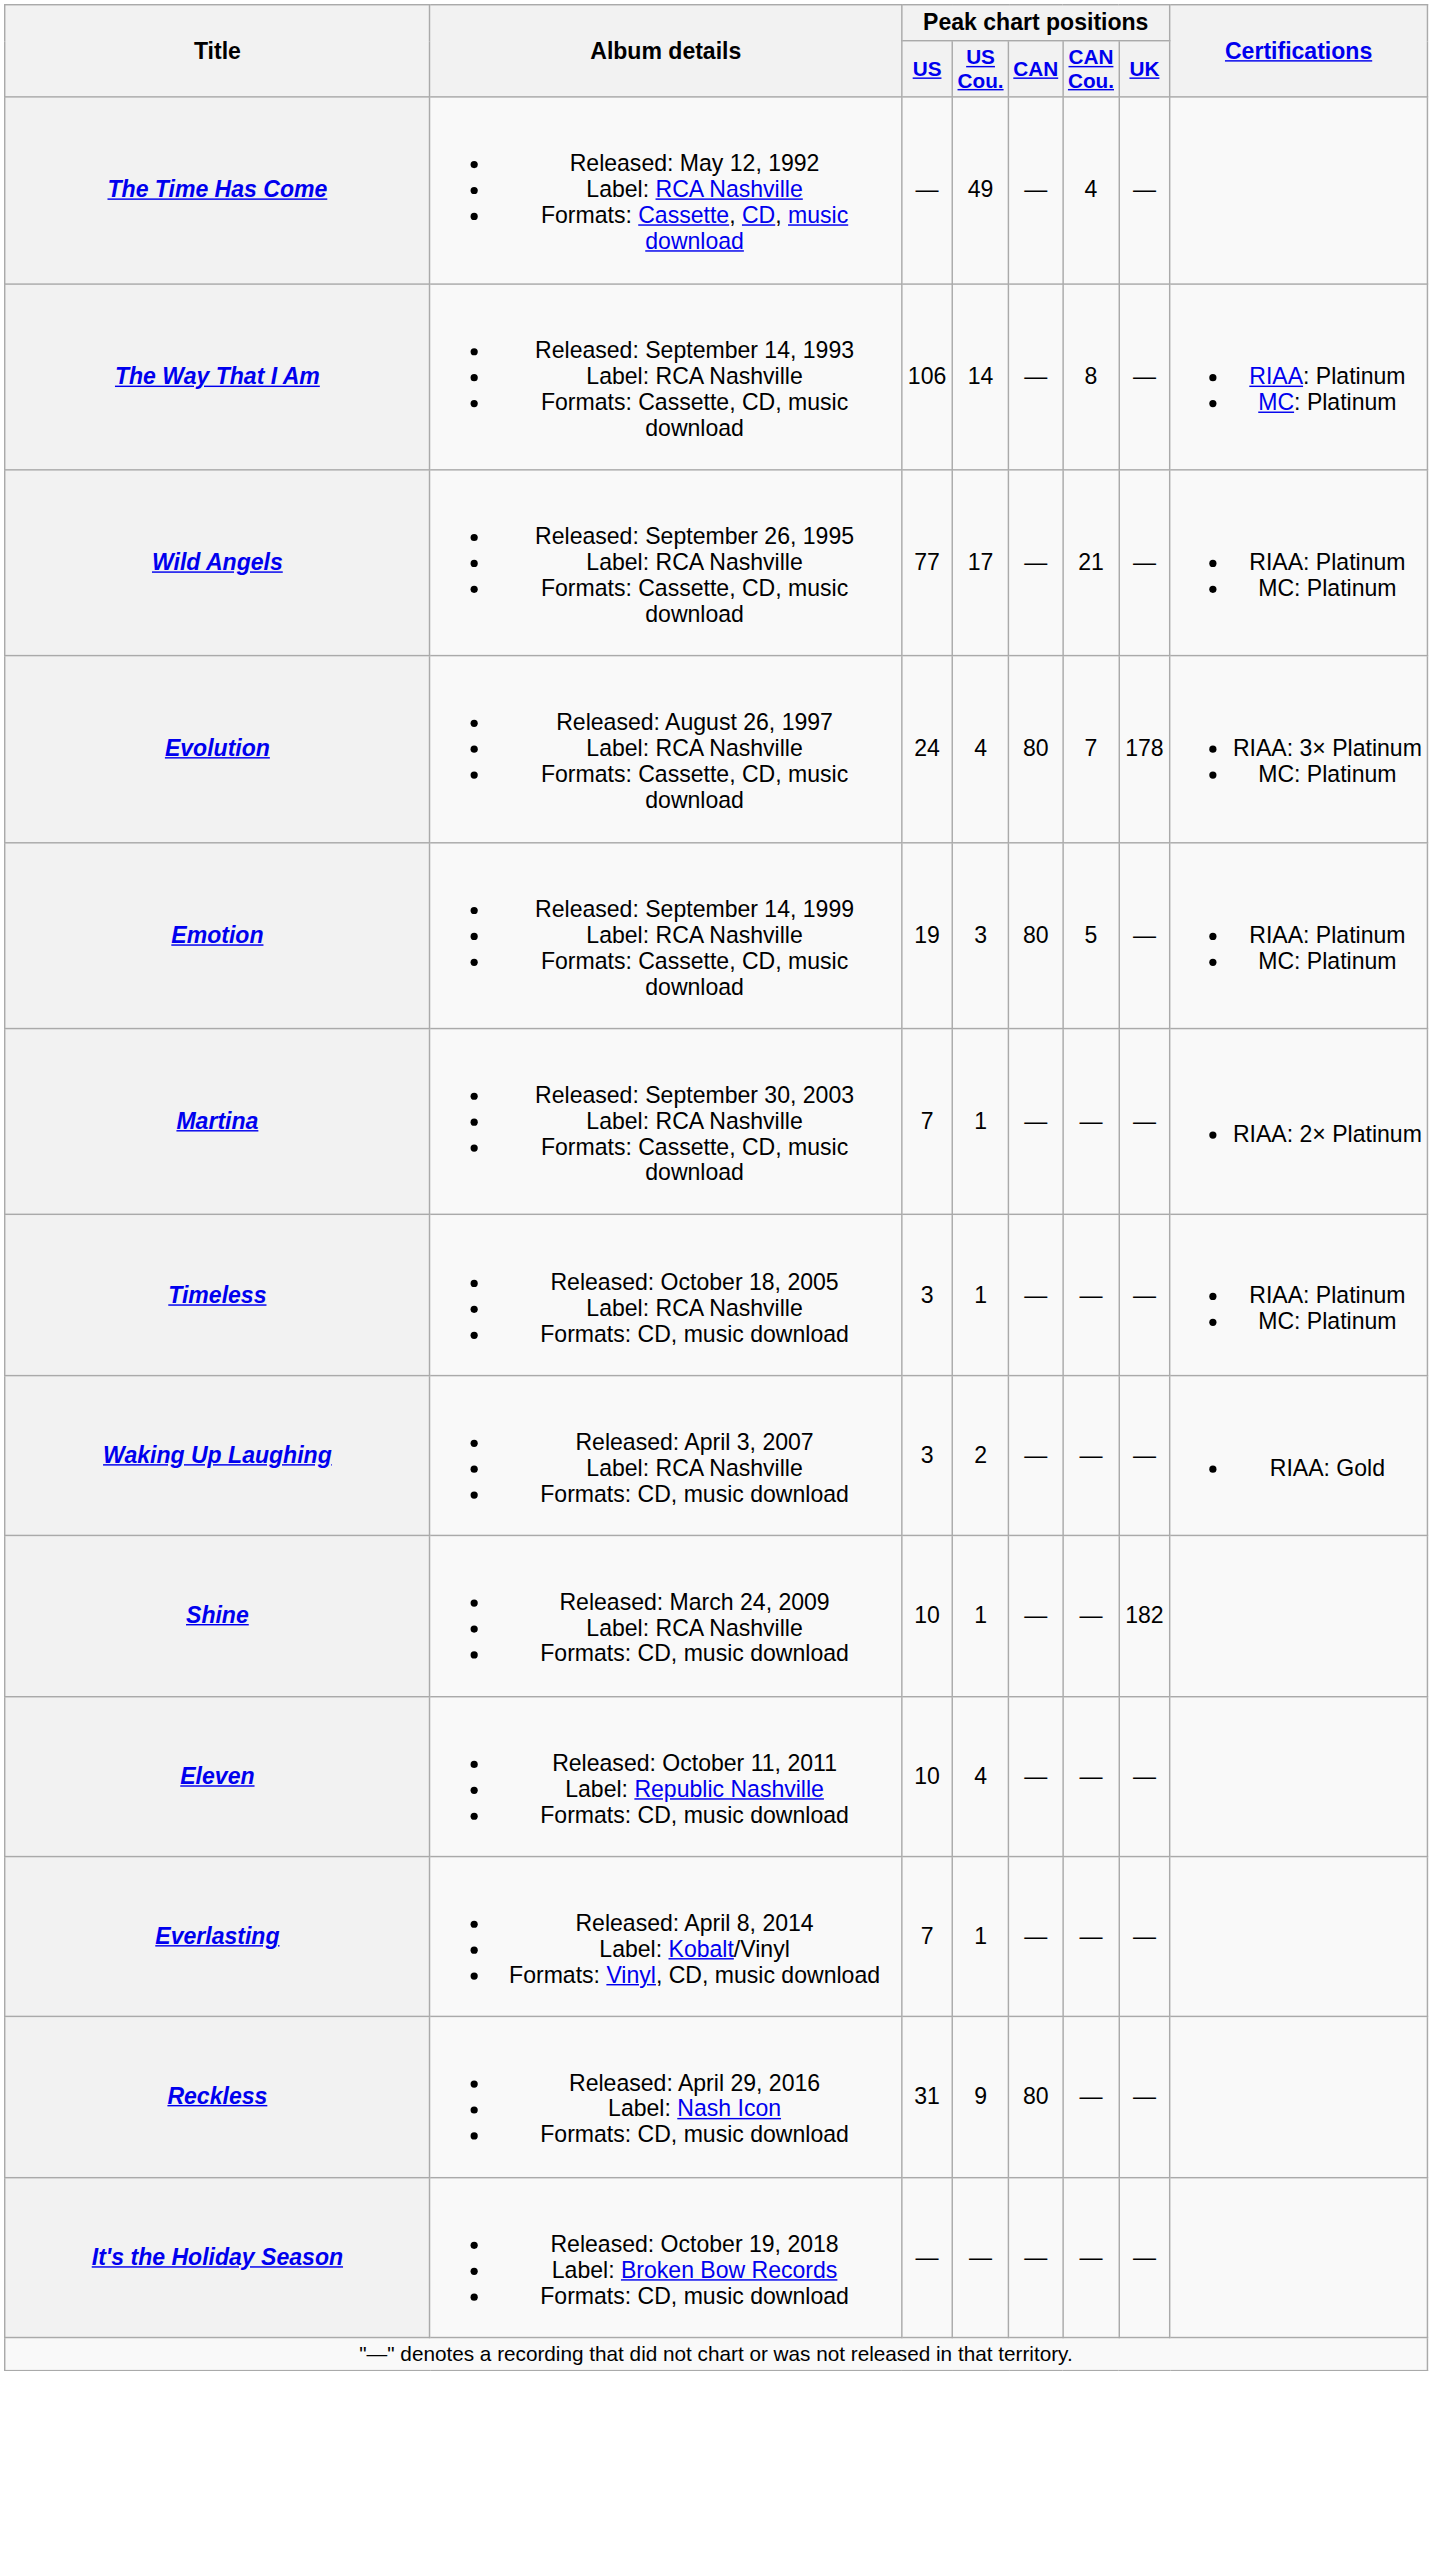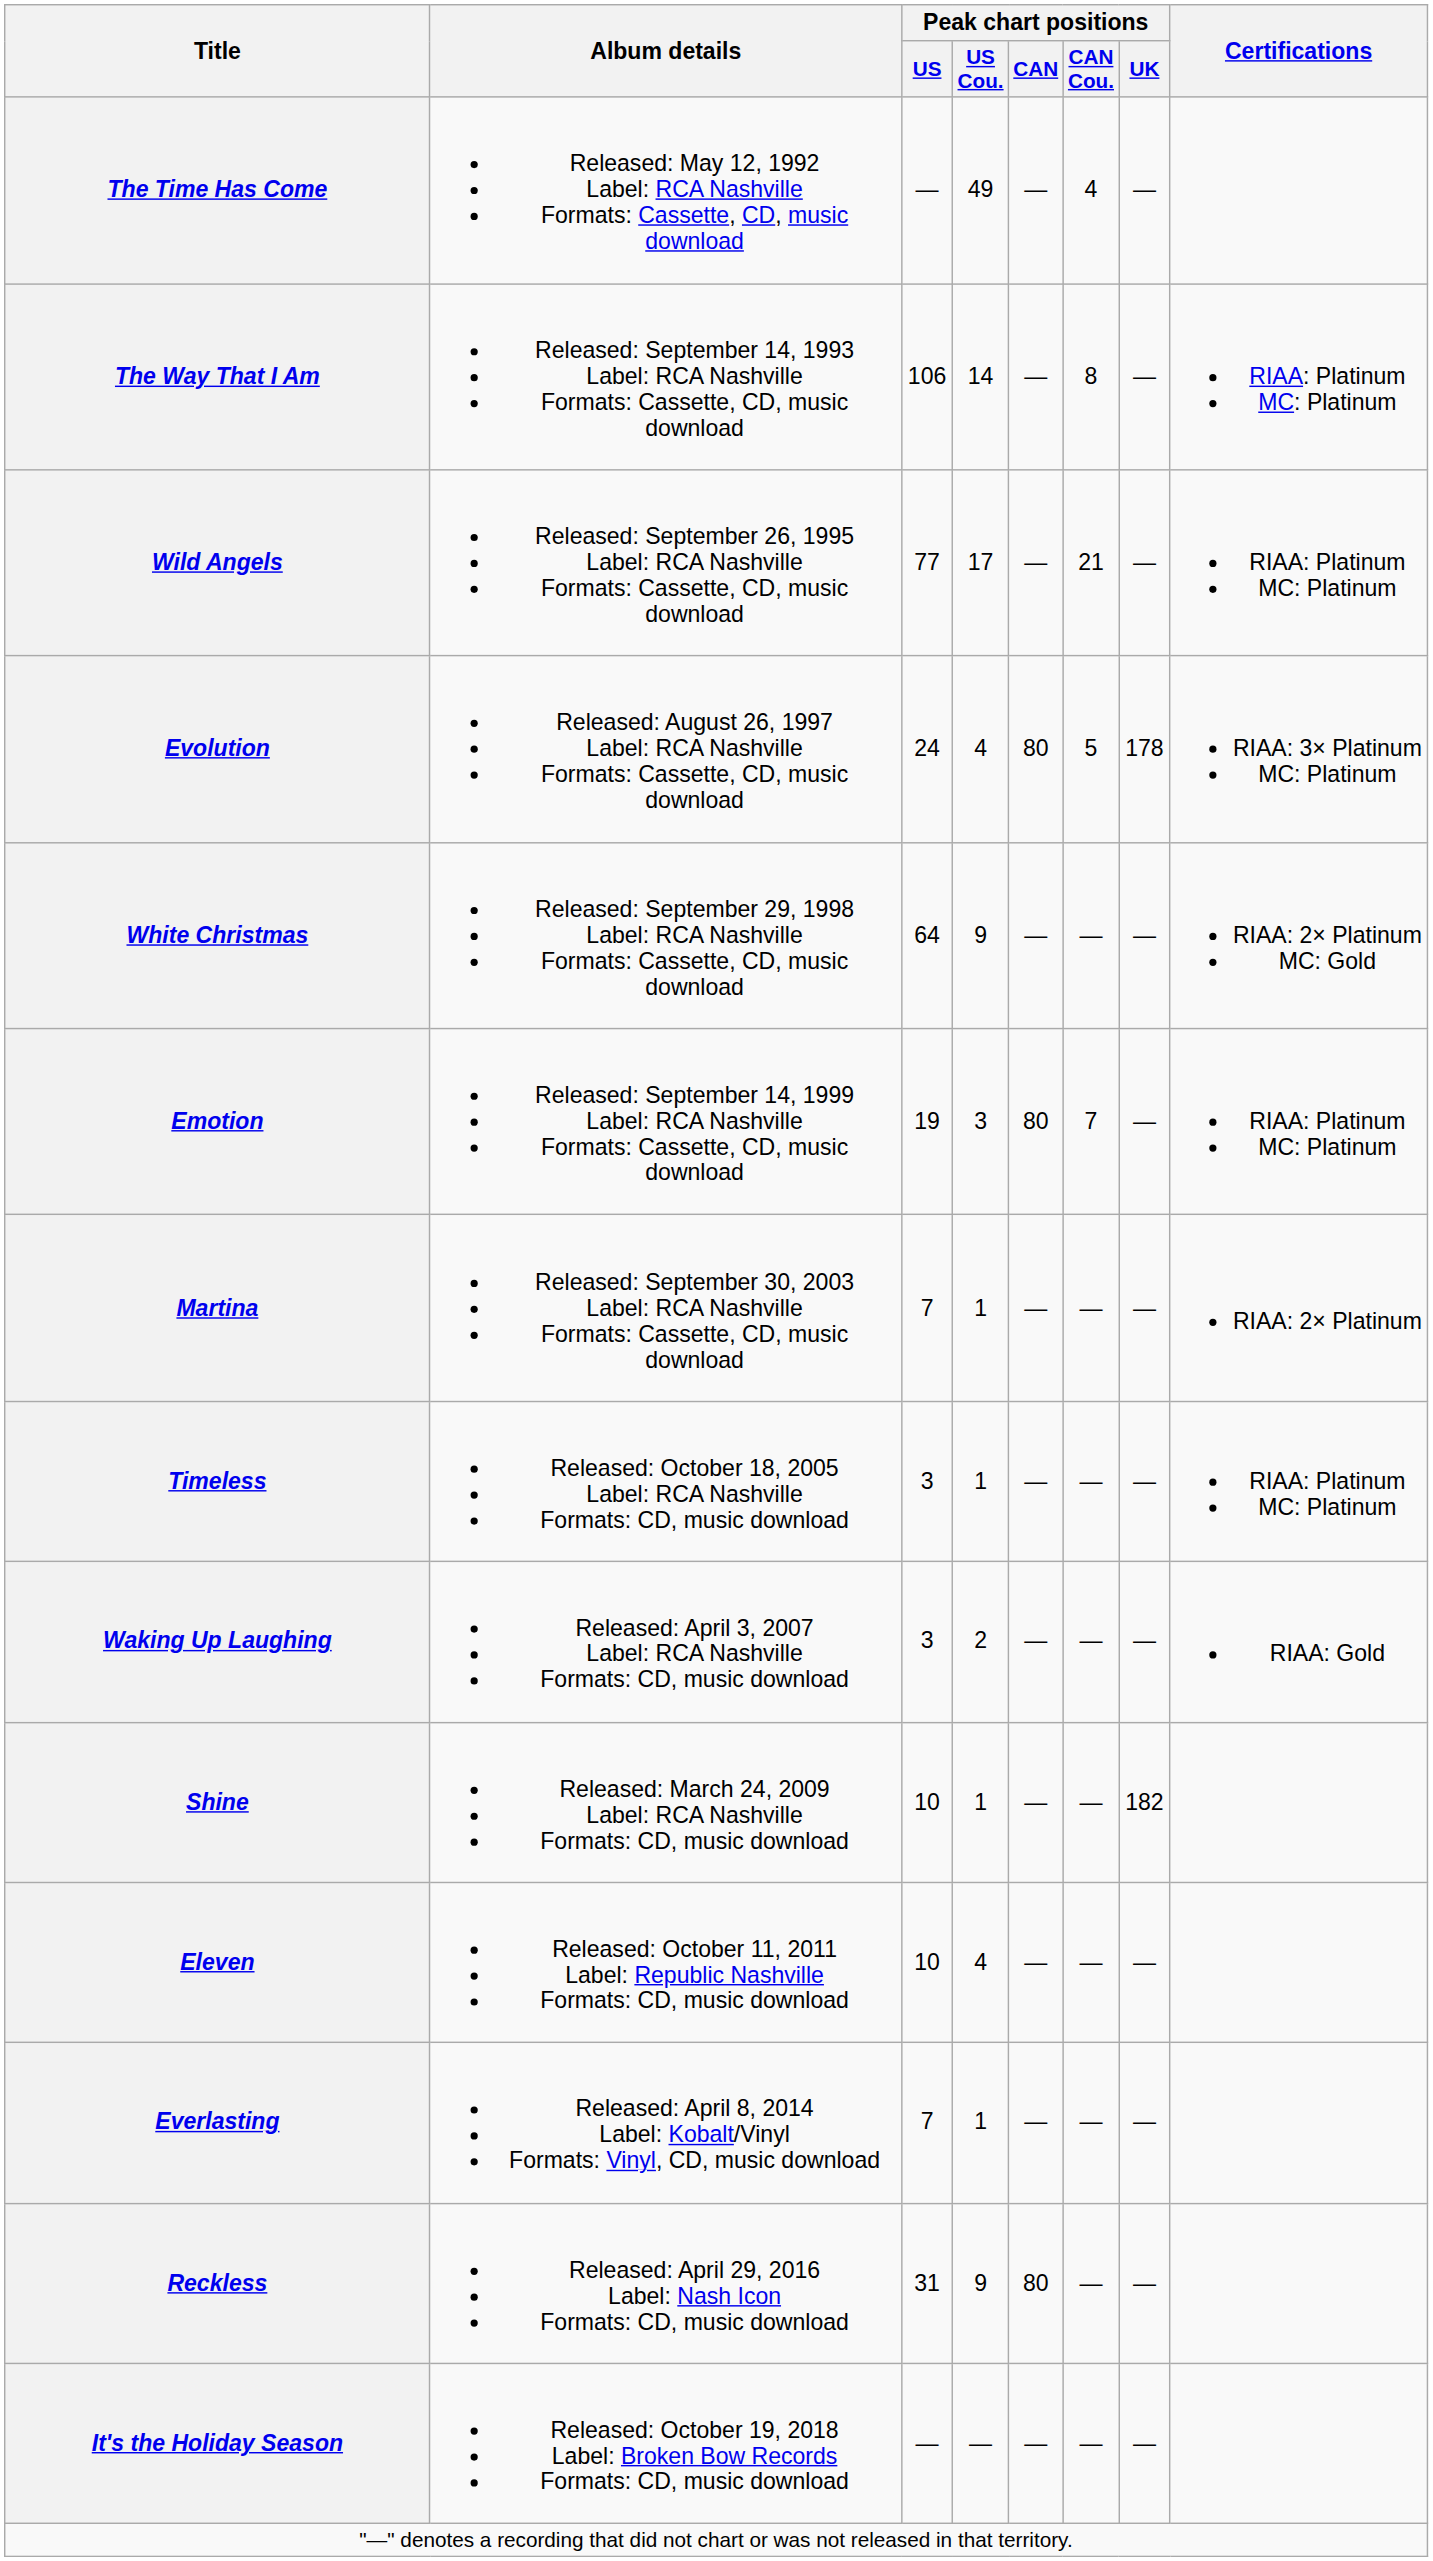(1091, 748) 7 -> (1091, 748) 5
+ row: (217, 935)
(1091, 935) 5 -> (1091, 1121) 7
